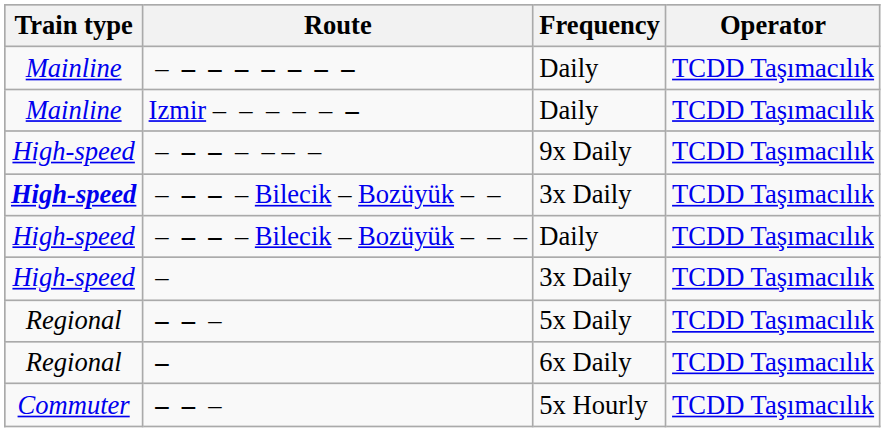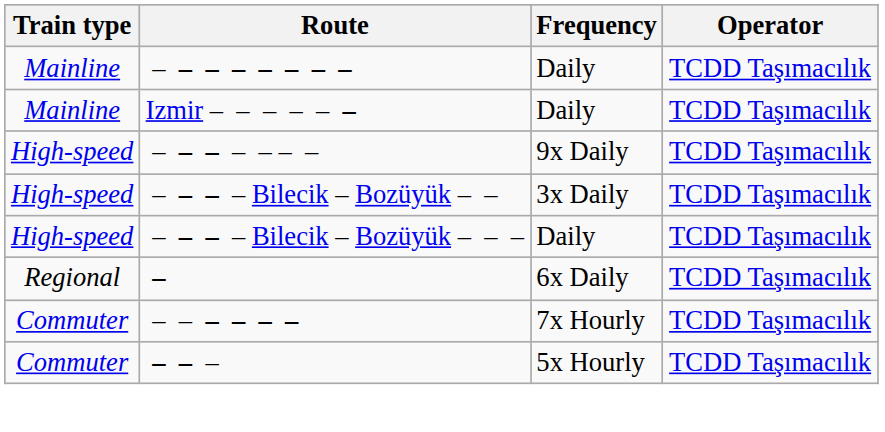(74, 194) bold -> (72, 194) normal
- row: (159, 278)
- row: (185, 320)
+ row: (222, 320)
